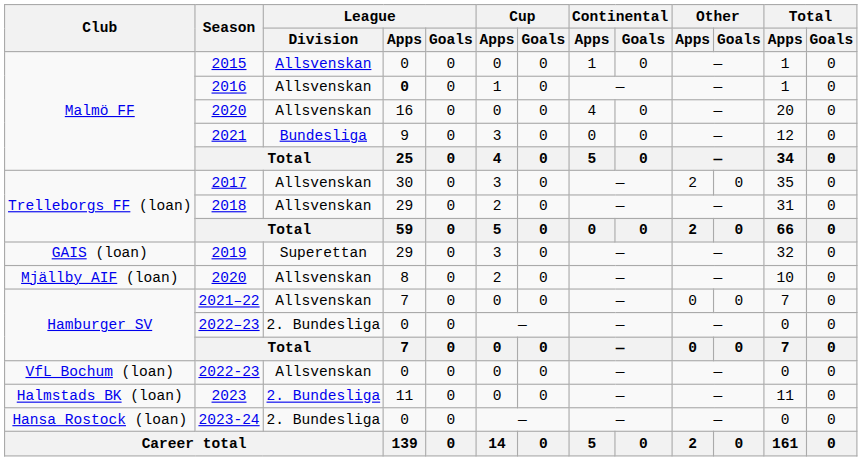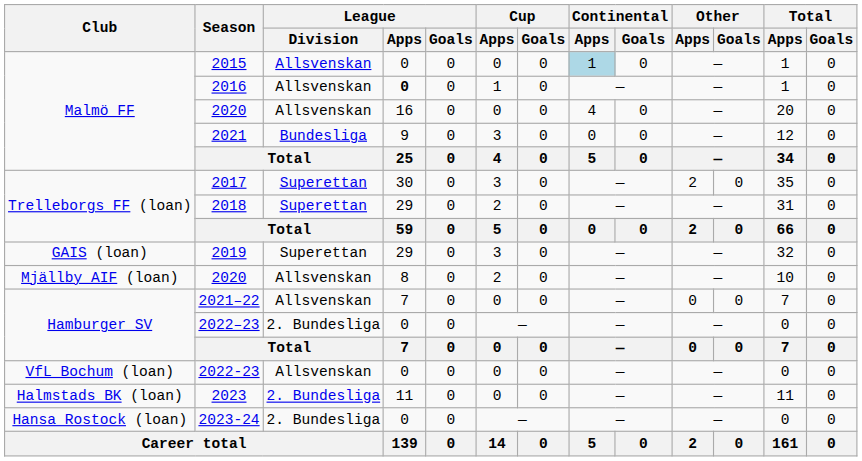(592, 64) no background -> (592, 64) lightblue background
(323, 183) Allsvenskan -> (323, 183) Superettan
(323, 206) Allsvenskan -> (323, 206) Superettan
